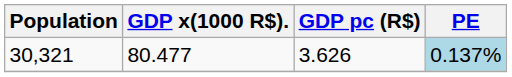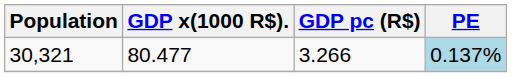(325, 54) 3.626 -> (325, 54) 3.266
